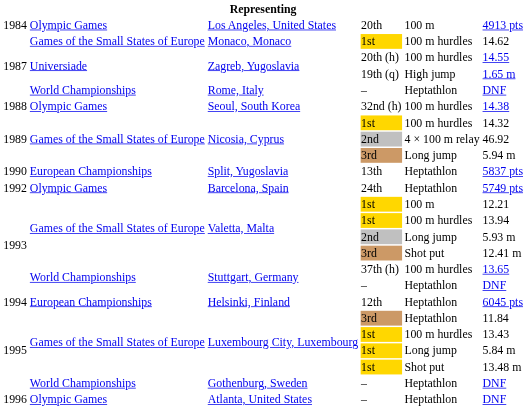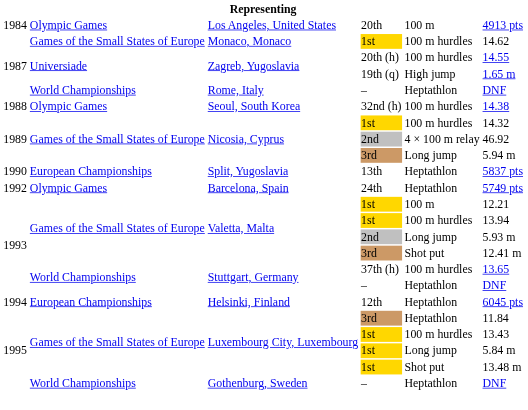- row: (260, 399)
